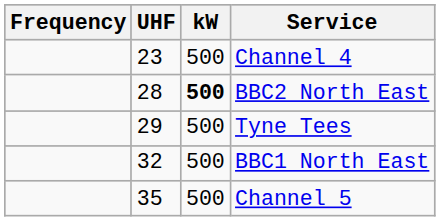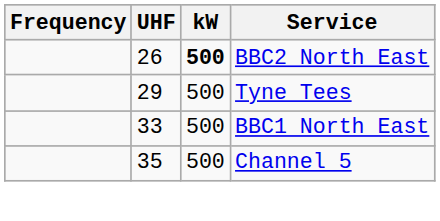- row: (293, 58)
(150, 93) 28 -> (150, 58) 26
(150, 163) 32 -> (150, 128) 33
